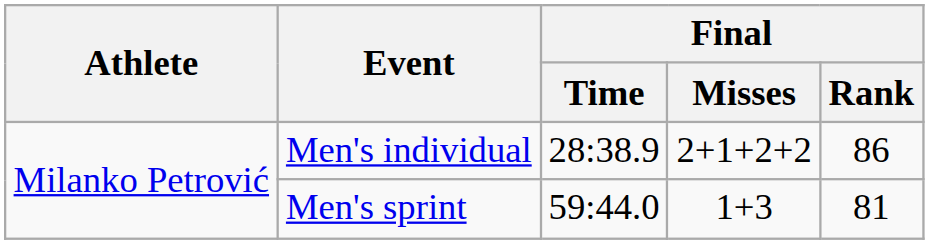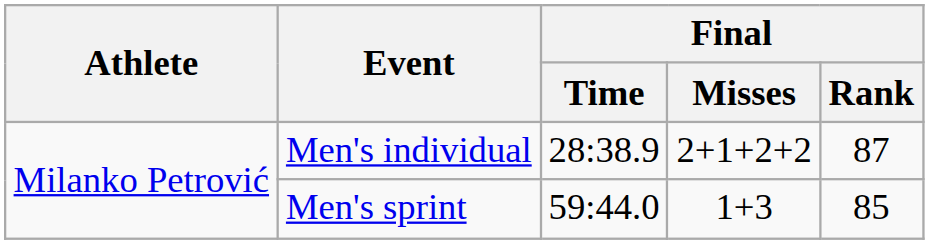(871, 149) 86 -> (871, 149) 87
(871, 207) 81 -> (871, 207) 85
